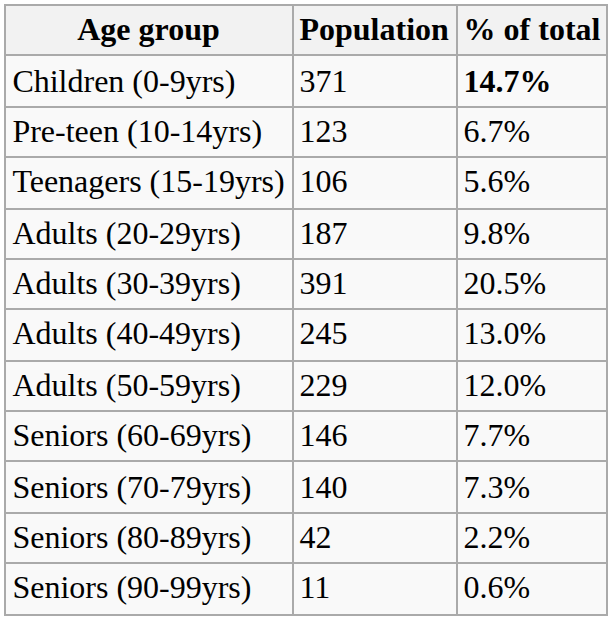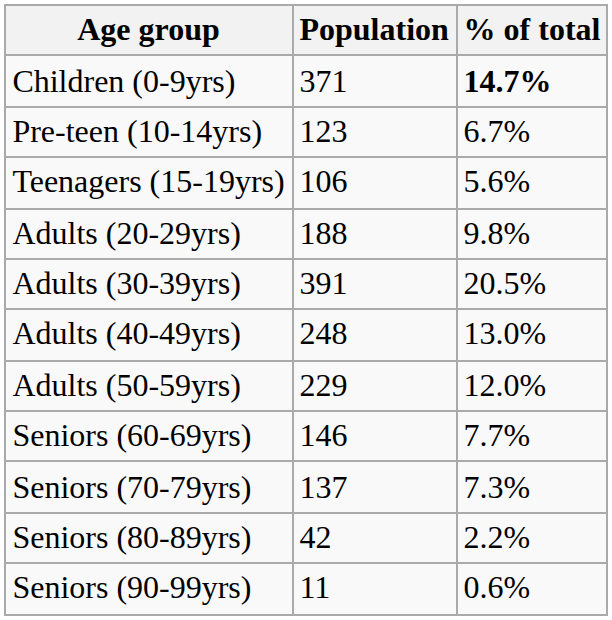(323, 232) 187 -> (323, 232) 188
(323, 334) 245 -> (323, 334) 248
(323, 486) 140 -> (323, 486) 137
